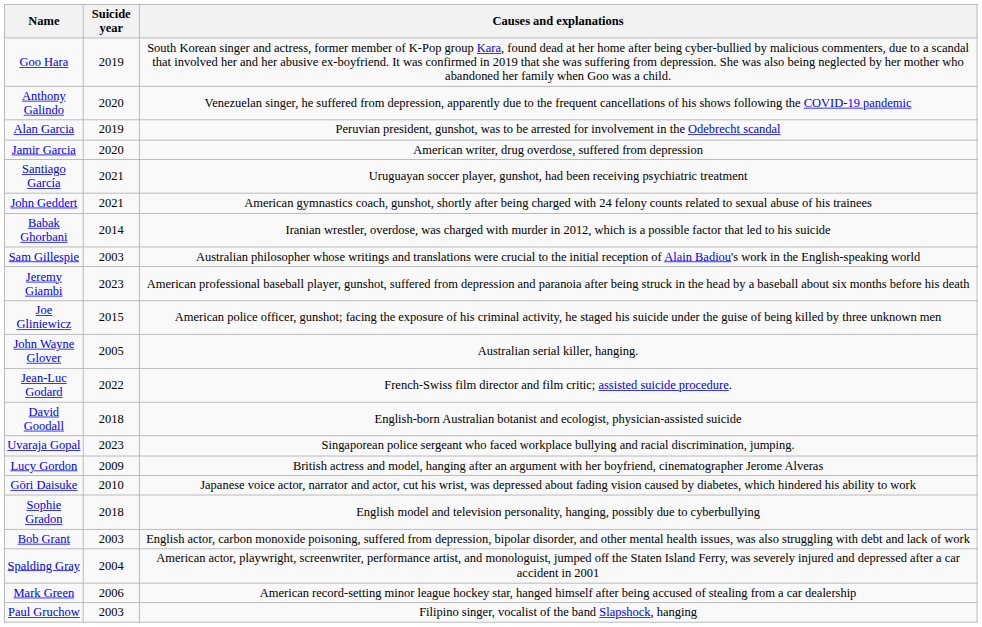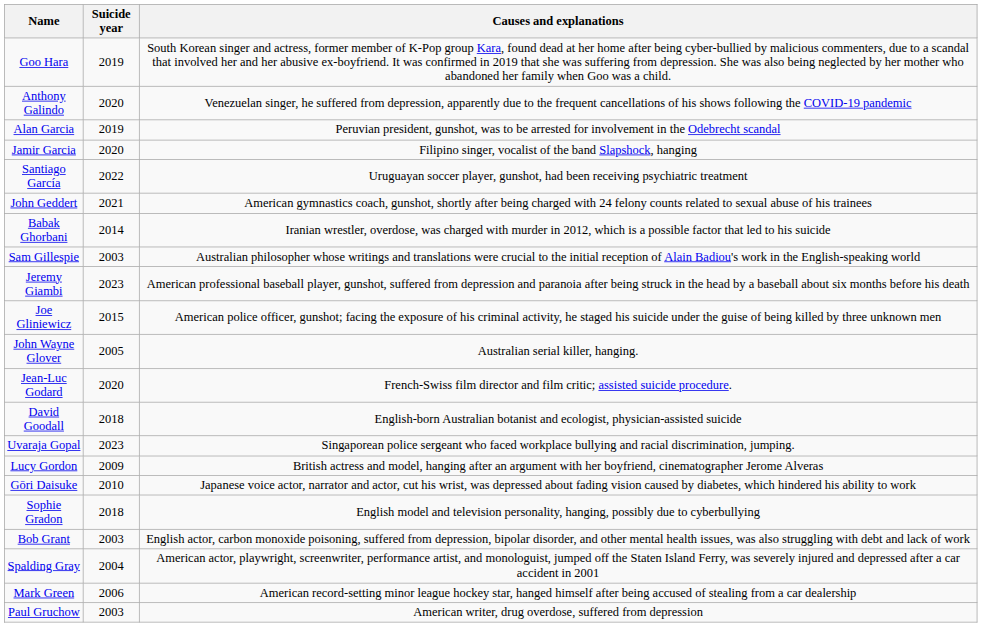(558, 149) American writer, drug overdose, suffered from depression -> (558, 149) Filipino singer, vocalist of the band Slapshock, hanging
(111, 176) 2021 -> (111, 176) 2022
(111, 385) 2022 -> (111, 385) 2020
(558, 612) Filipino singer, vocalist of the band Slapshock, hanging -> (558, 612) American writer, drug overdose, suffered from depression
